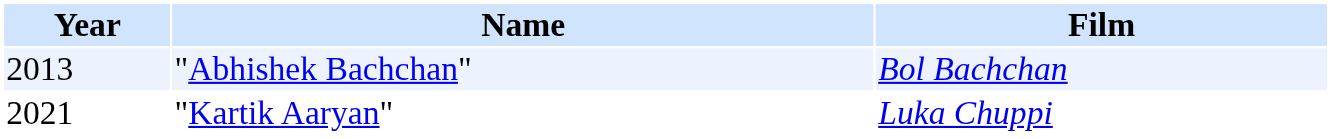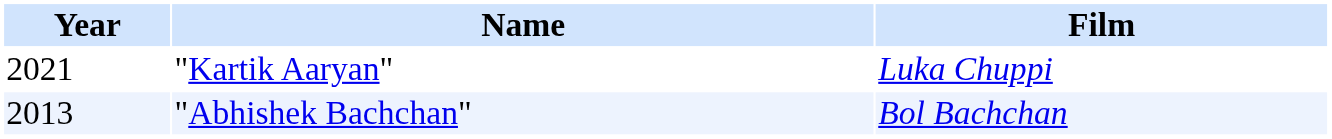rows swapped: (323, 68) <-> (284, 112)
